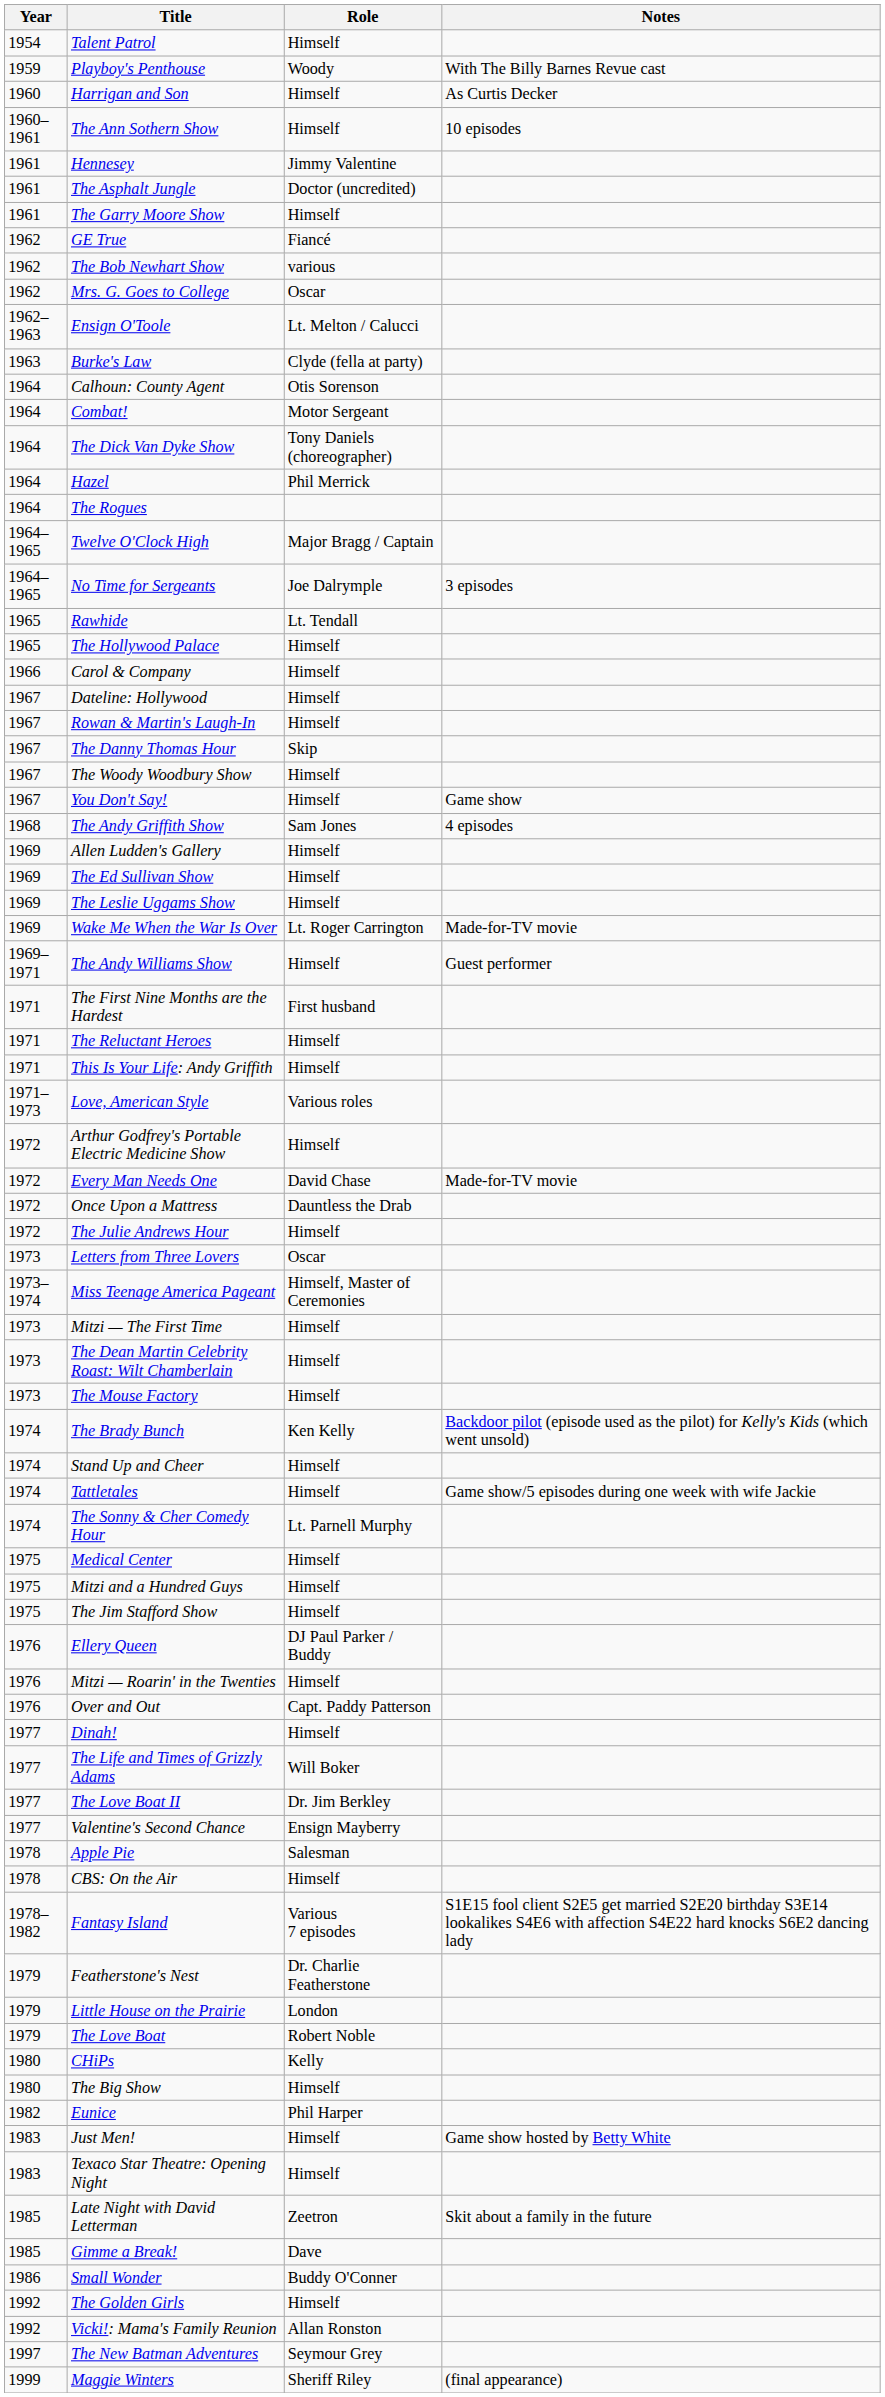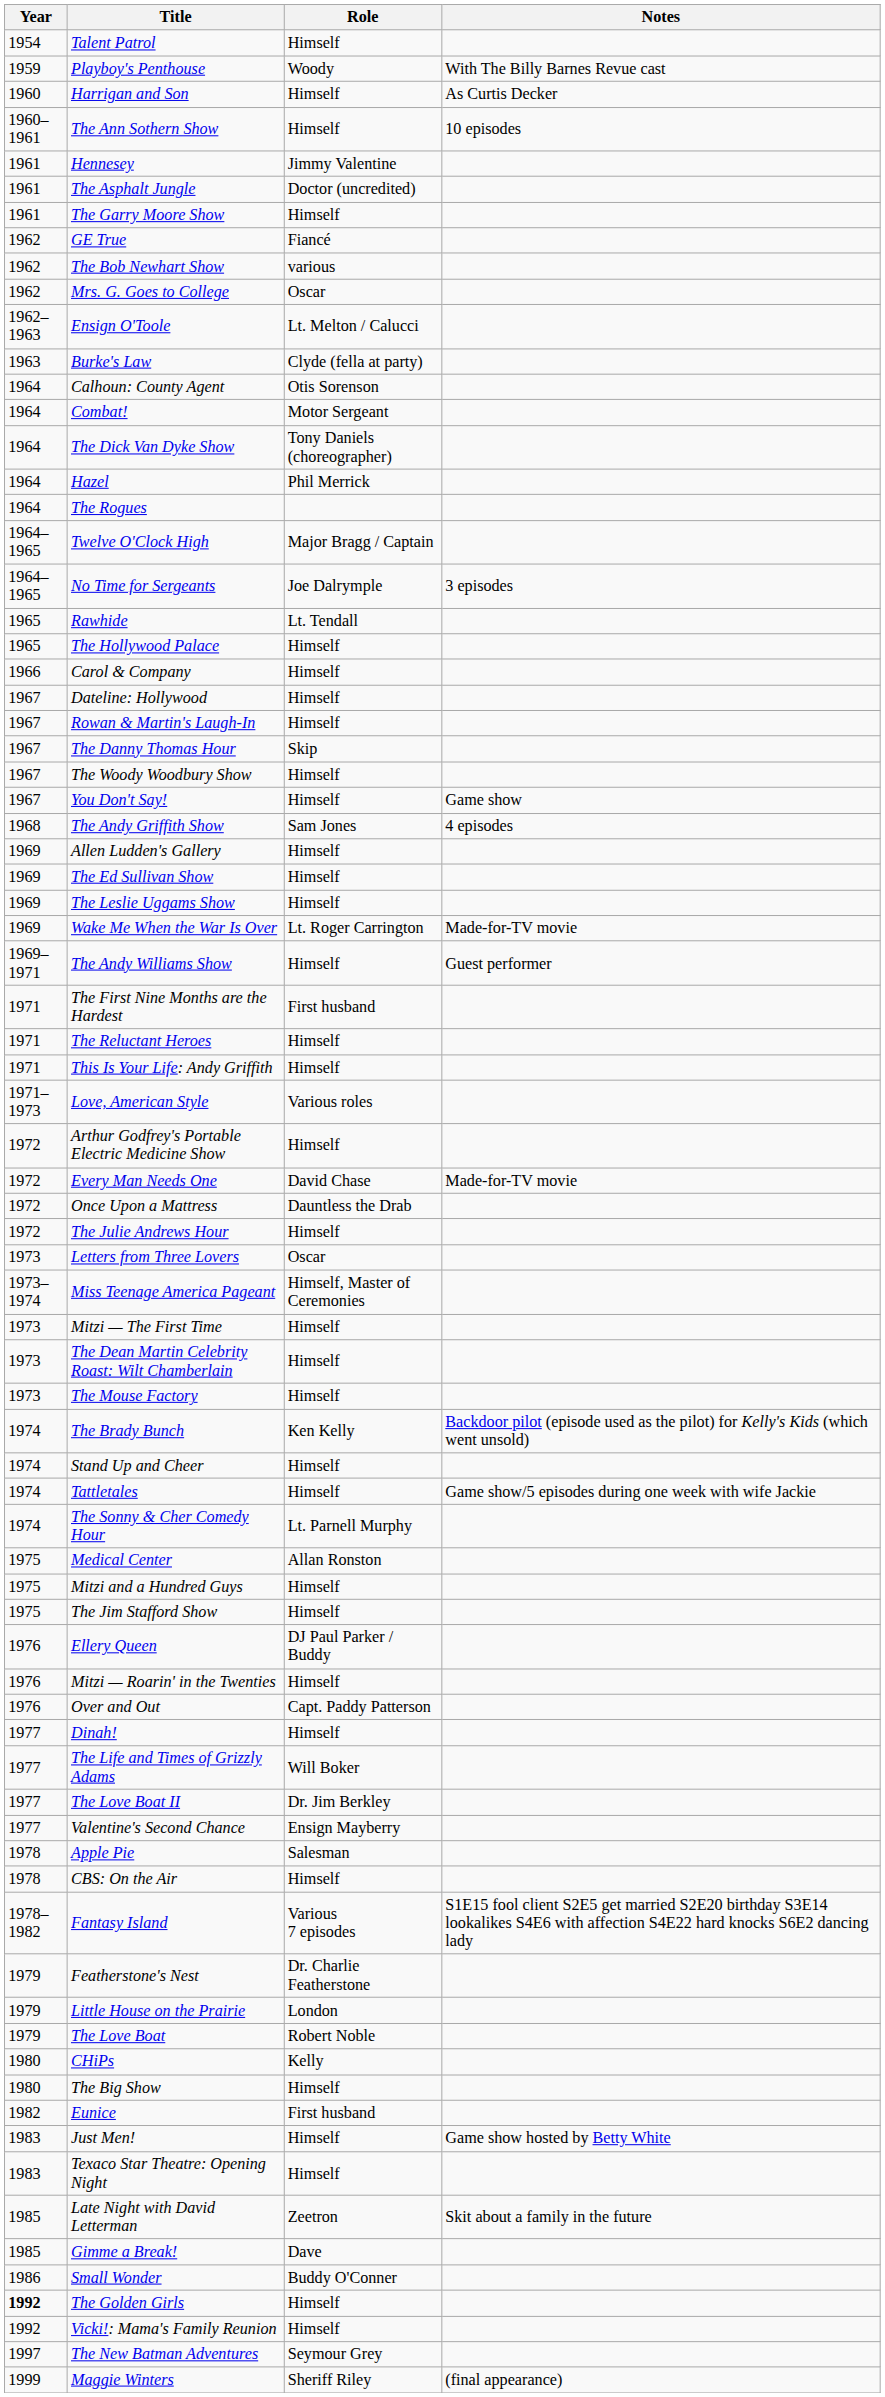(314, 1560) Himself -> (335, 1560) Allan Ronston
(325, 2112) Phil Harper -> (331, 2112) First husband
(24, 2303) normal -> (24, 2303) bold
(335, 2328) Allan Ronston -> (314, 2328) Himself
